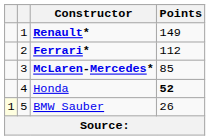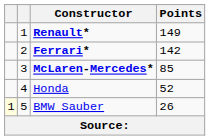(170, 51) 112 -> (170, 51) 142
(167, 88) bold -> (167, 88) normal
